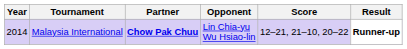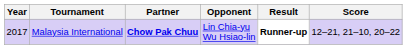columns swapped: (304, 12) <-> (376, 12)
(17, 32) 2014 -> (17, 32) 2017
